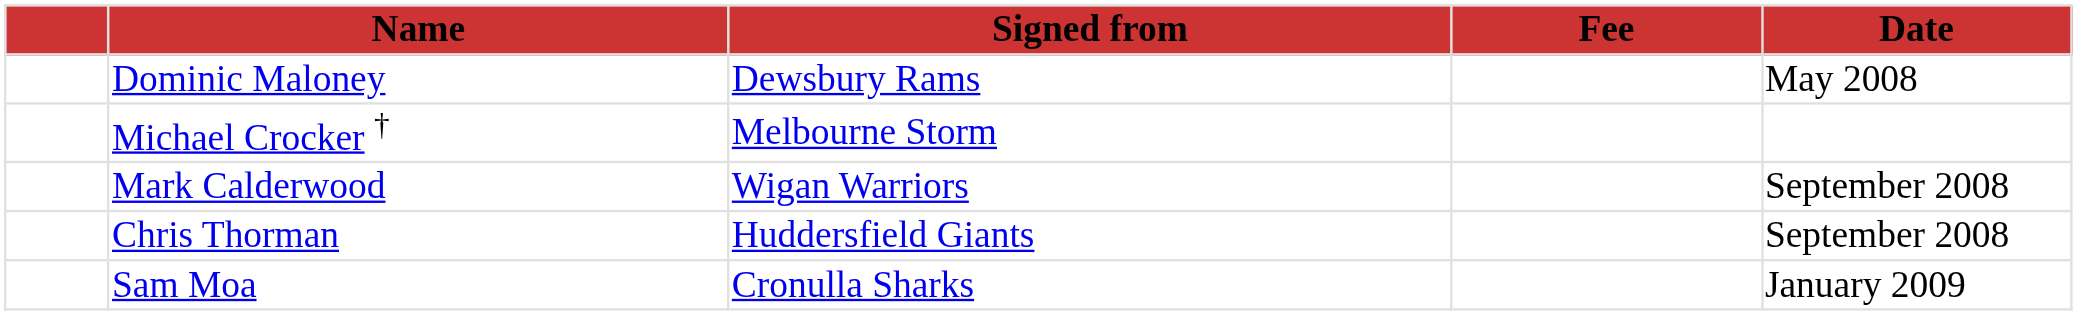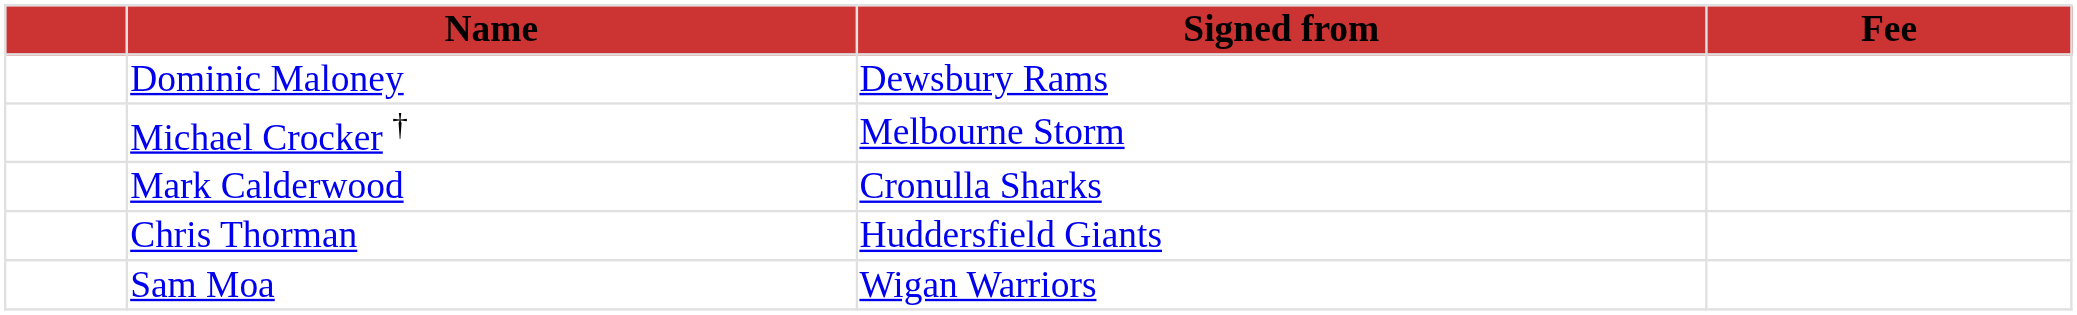- column: (1916, 29)
(850, 186) Wigan Warriors -> (981, 186) Cronulla Sharks
(853, 284) Cronulla Sharks -> (978, 284) Wigan Warriors
